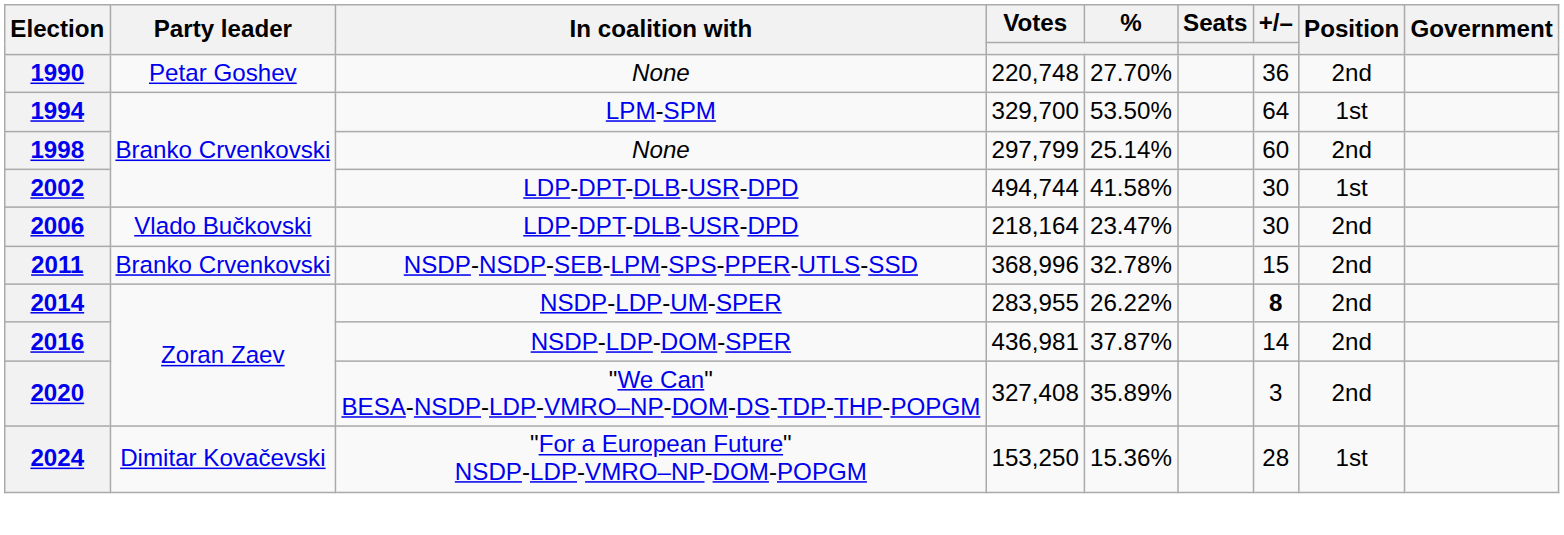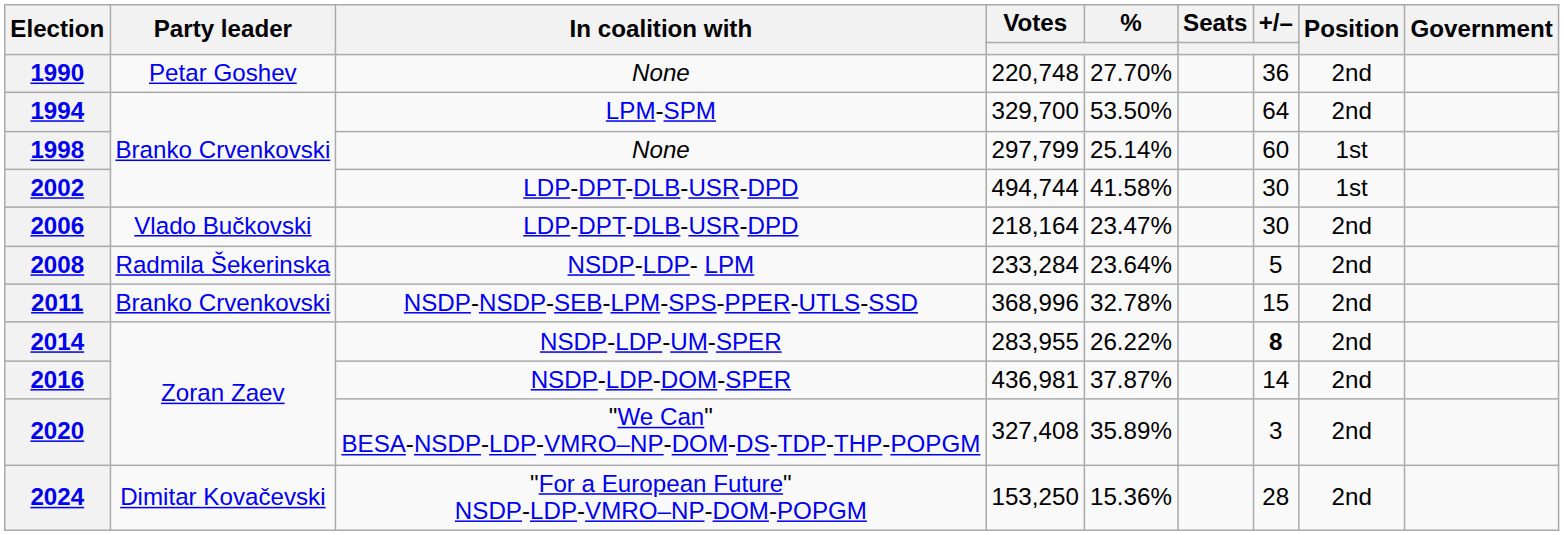(1352, 111) 1st -> (1352, 111) 2nd
(1352, 149) 2nd -> (1352, 149) 1st
+ row: (57, 264)
(1352, 458) 1st -> (1352, 497) 2nd
